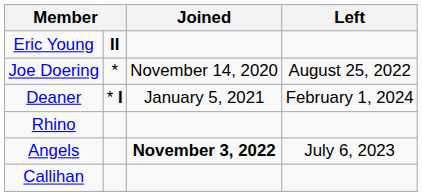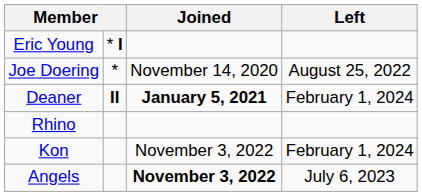(115, 44) II -> (115, 44) * I
(115, 97) * I -> (115, 97) II
(204, 97) normal -> (204, 97) bold
+ row: (54, 151)
- row: (54, 177)
